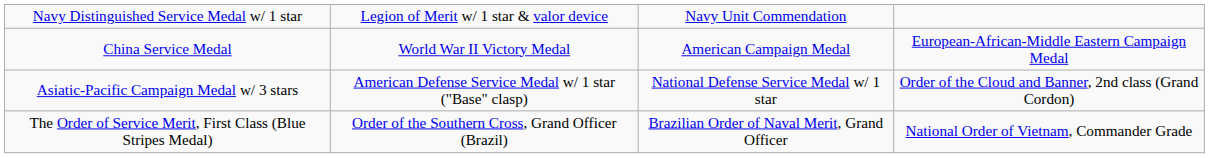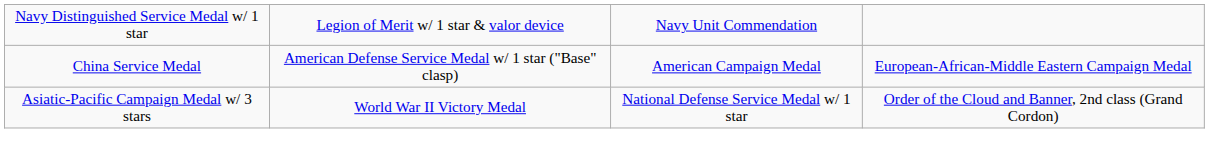(484, 49) World War II Victory Medal -> (440, 66) American Defense Service Medal w/ 1 star ("Base" clasp)
(484, 90) American Defense Service Medal w/ 1 star ("Base" clasp) -> (440, 107) World War II Victory Medal
- row: (167, 131)
